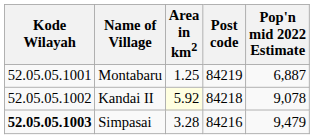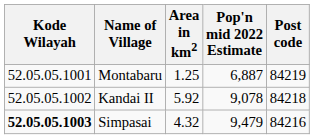columns swapped: (278, 34) <-> (224, 34)
(187, 98) lightyellow background -> (187, 98) no background
(187, 122) 3.28 -> (187, 122) 4.32
